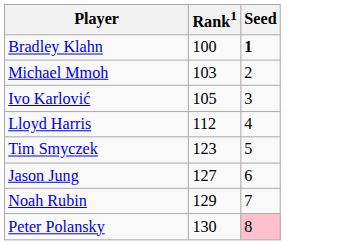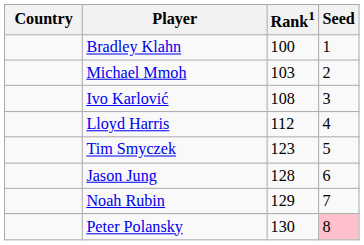+ column: (44, 19)
(248, 47) bold -> (327, 47) normal
(205, 98) 105 -> (283, 98) 108
(205, 175) 127 -> (283, 175) 128
